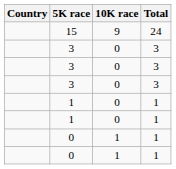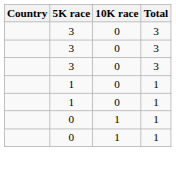- row: (71, 31)
